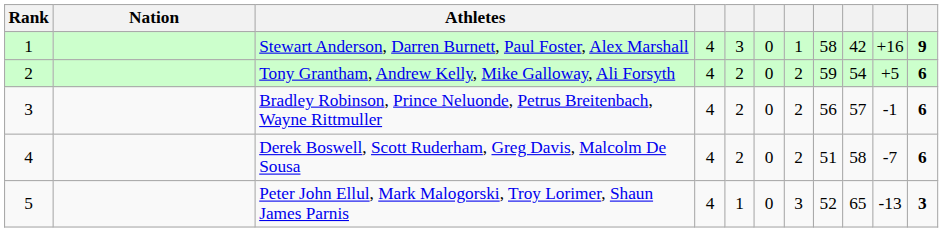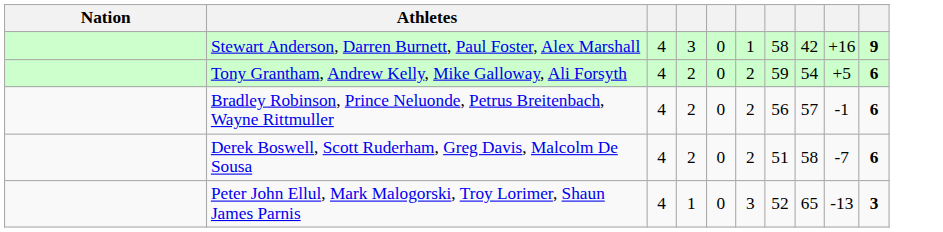- column: (29, 18)
